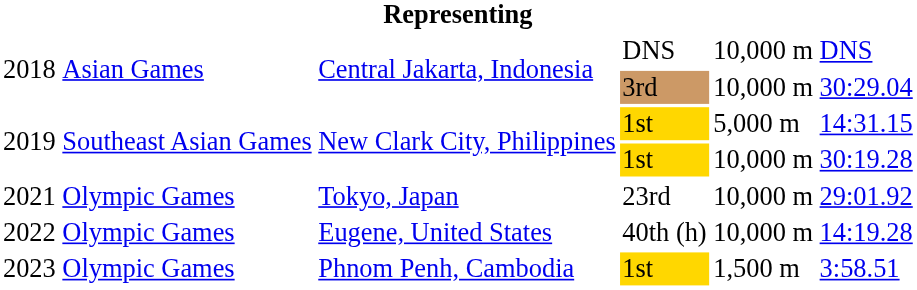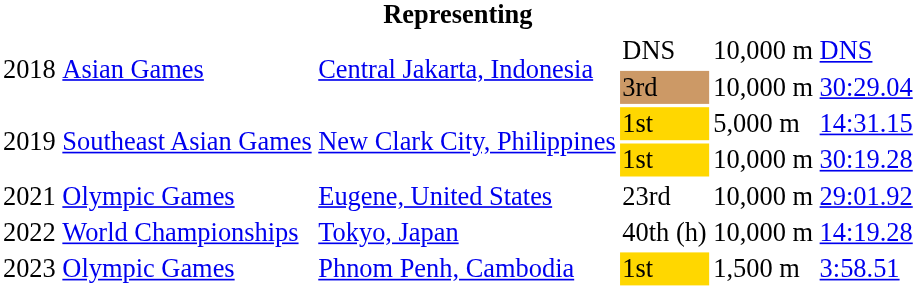(388, 195) Tokyo, Japan -> (435, 195) Eugene, United States
(148, 232) Olympic Games -> (180, 232) World Championships
(435, 232) Eugene, United States -> (388, 232) Tokyo, Japan
